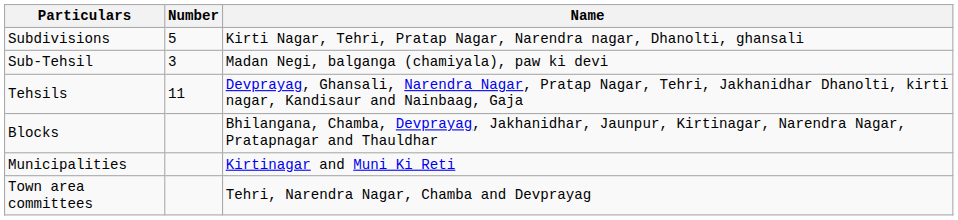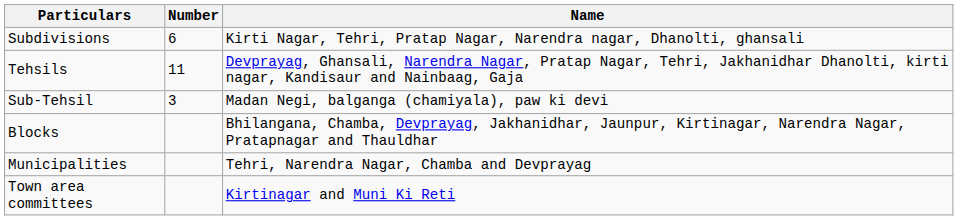(172, 39) 5 -> (172, 39) 6
rows swapped: (38, 94) <-> (50, 62)
(341, 164) Kirtinagar and Muni Ki Reti -> (409, 164) Tehri, Narendra Nagar, Chamba and Devprayag
(409, 196) Tehri, Narendra Nagar, Chamba and Devprayag -> (341, 196) Kirtinagar and Muni Ki Reti
